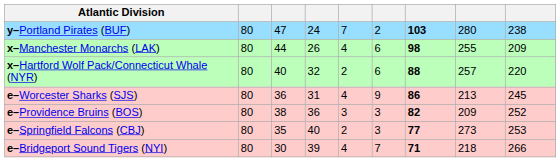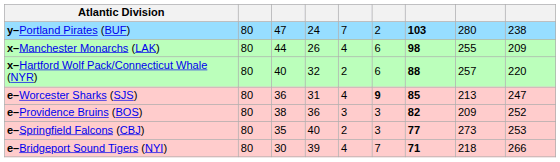(377, 95) normal -> (377, 95) bold
(414, 95) 86 -> (414, 95) 85
(517, 95) 245 -> (517, 95) 247
